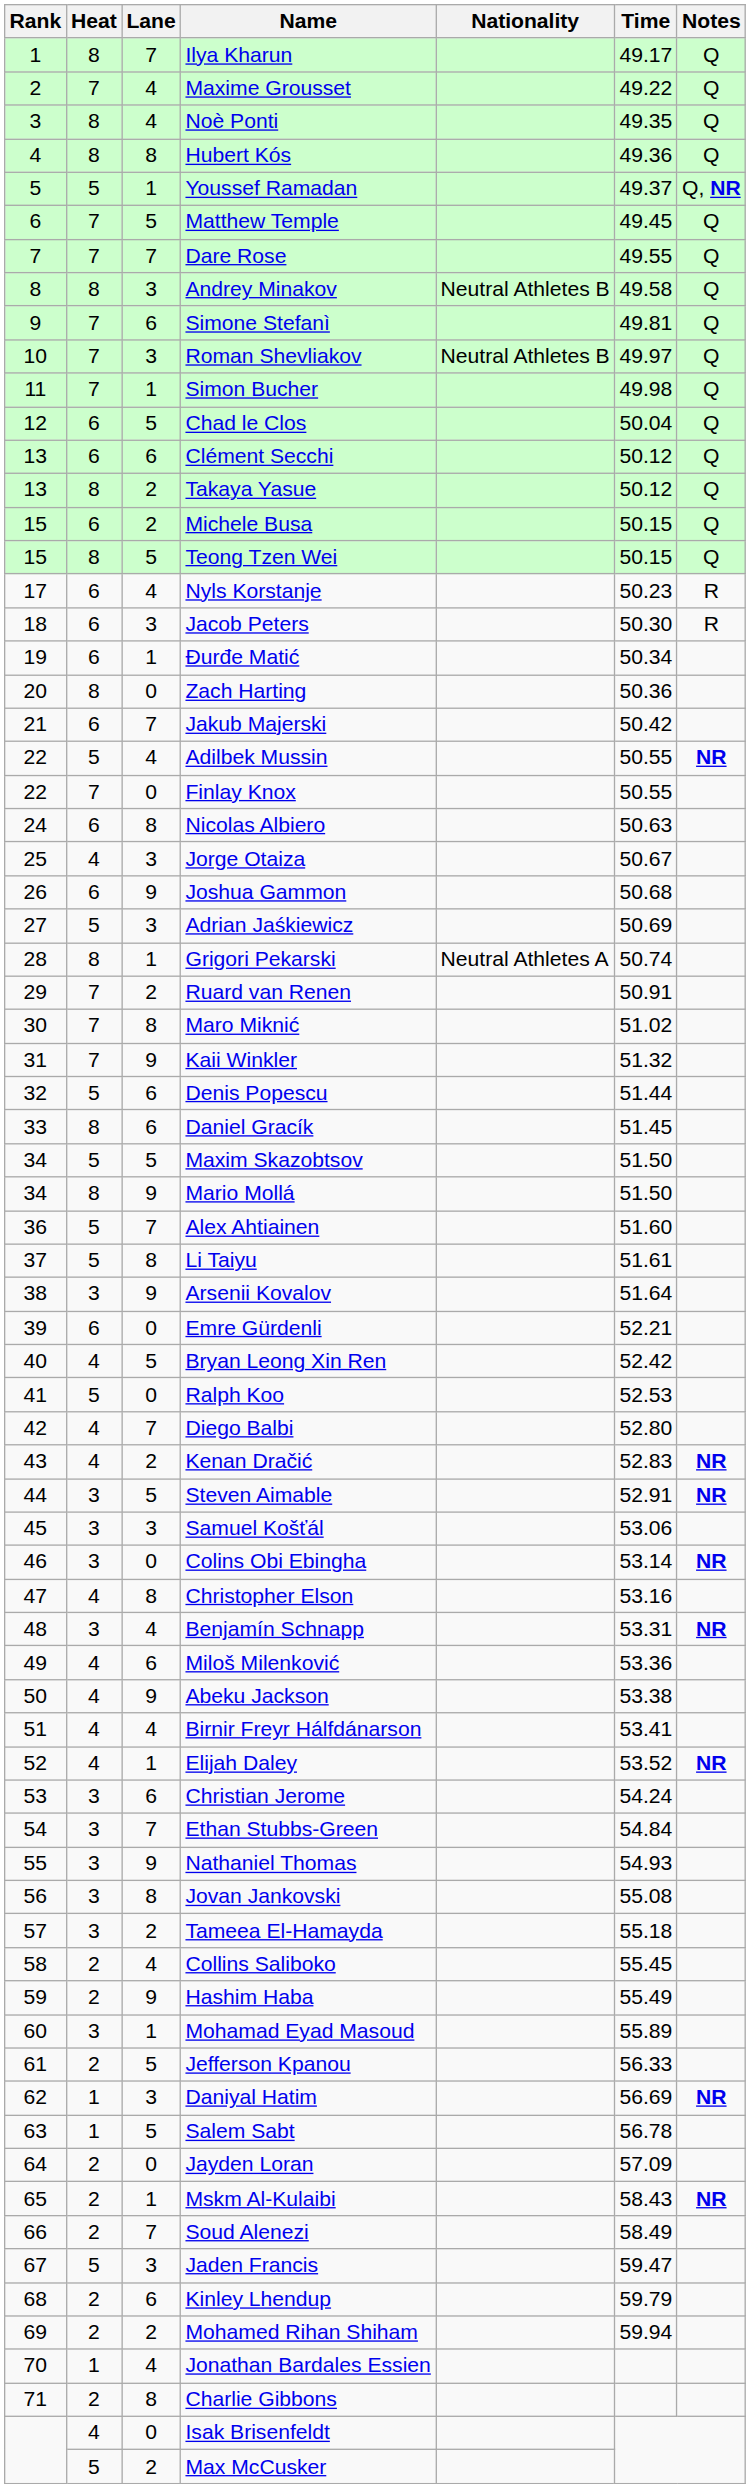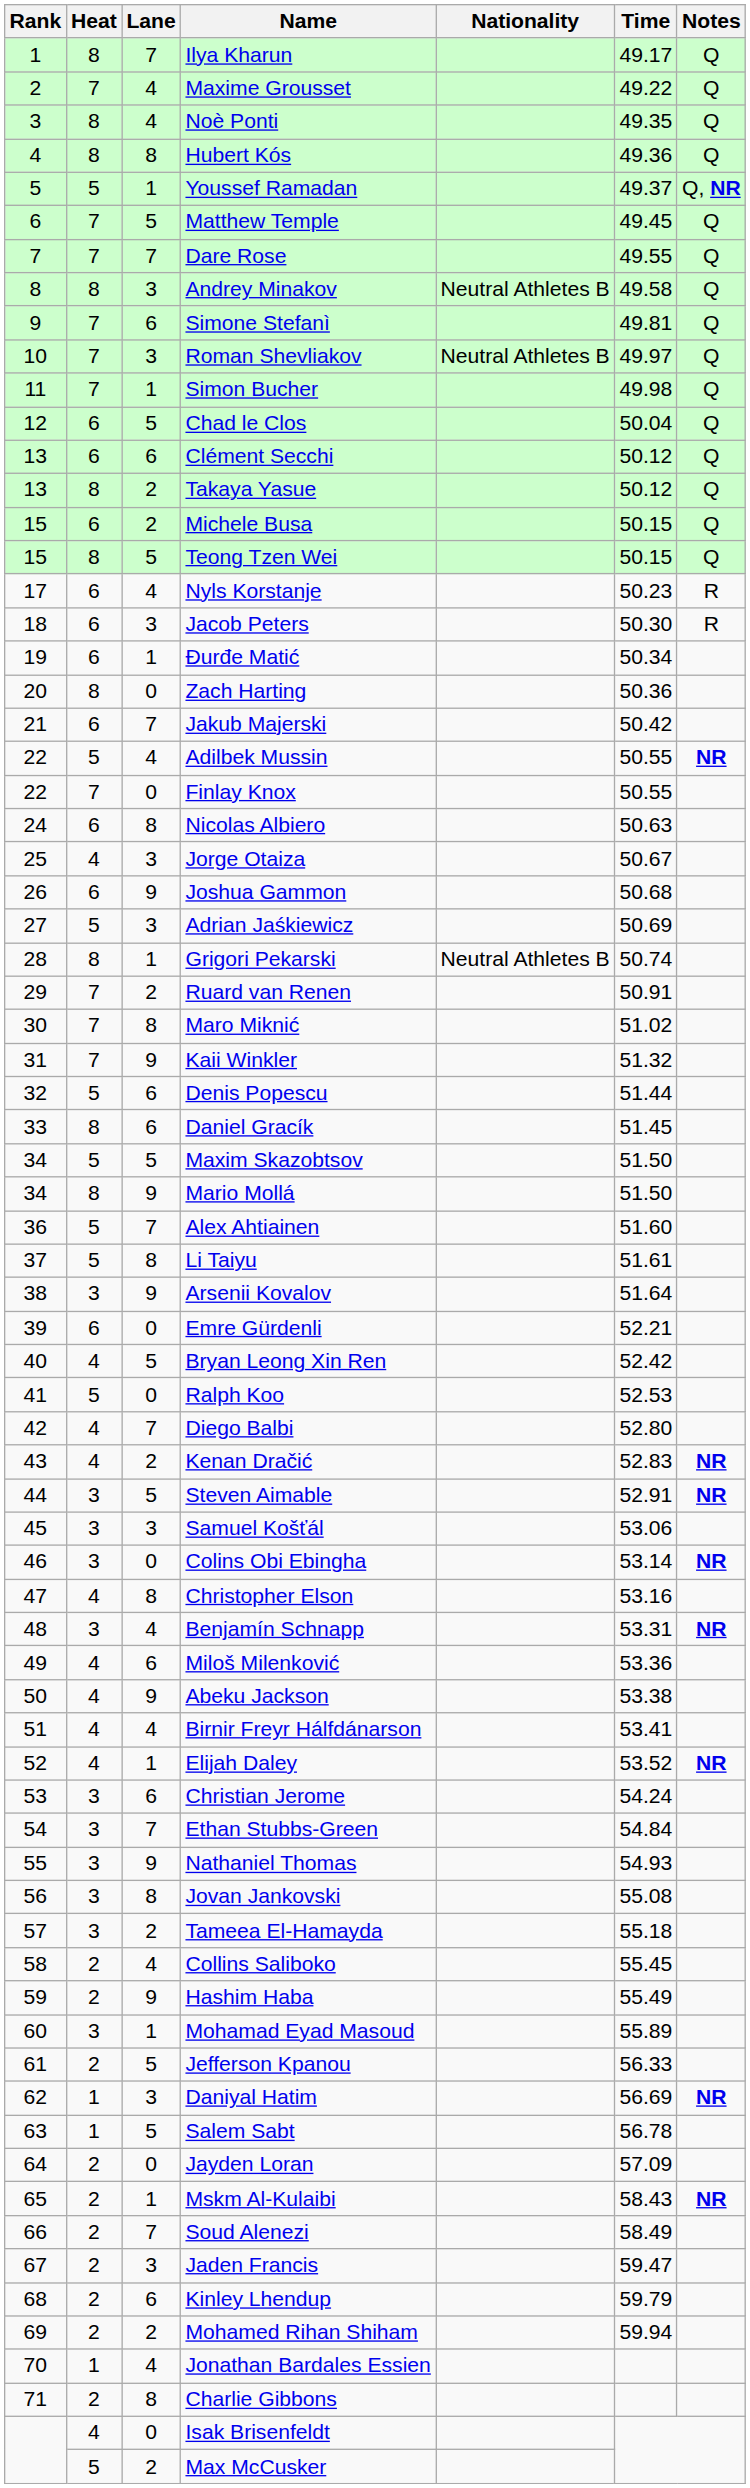(525, 959) Neutral Athletes A -> (525, 959) Neutral Athletes B
(94, 2265) 5 -> (94, 2265) 2
